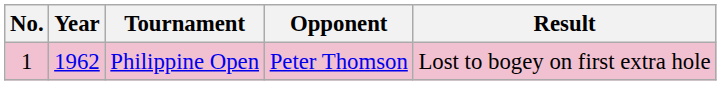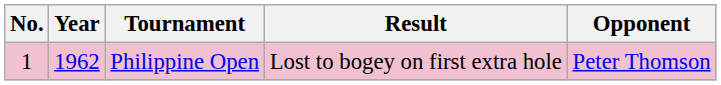columns swapped: (339, 23) <-> (565, 23)
